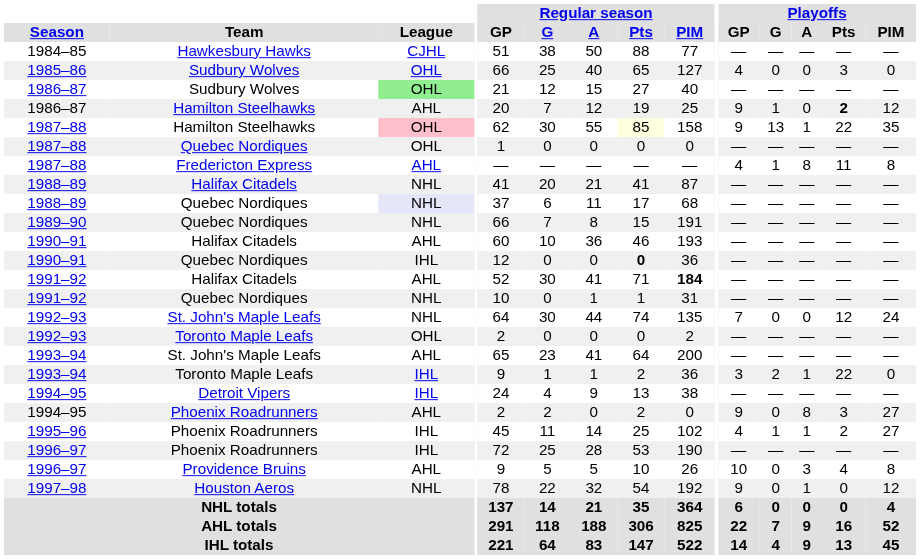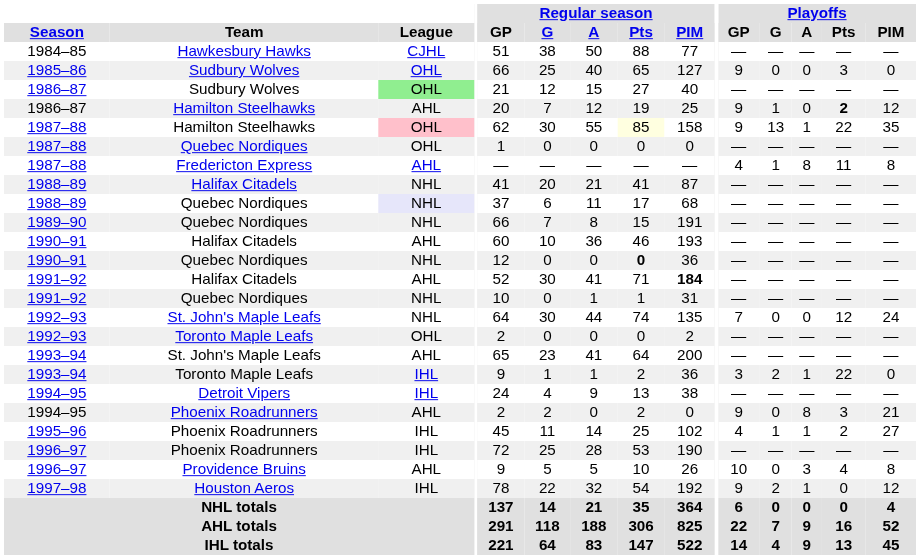(739, 70) 4 -> (739, 70) 9
(426, 260) IHL -> (426, 260) NHL
(891, 412) 27 -> (891, 412) 21
(426, 488) NHL -> (426, 488) IHL
(776, 488) 0 -> (776, 488) 2
